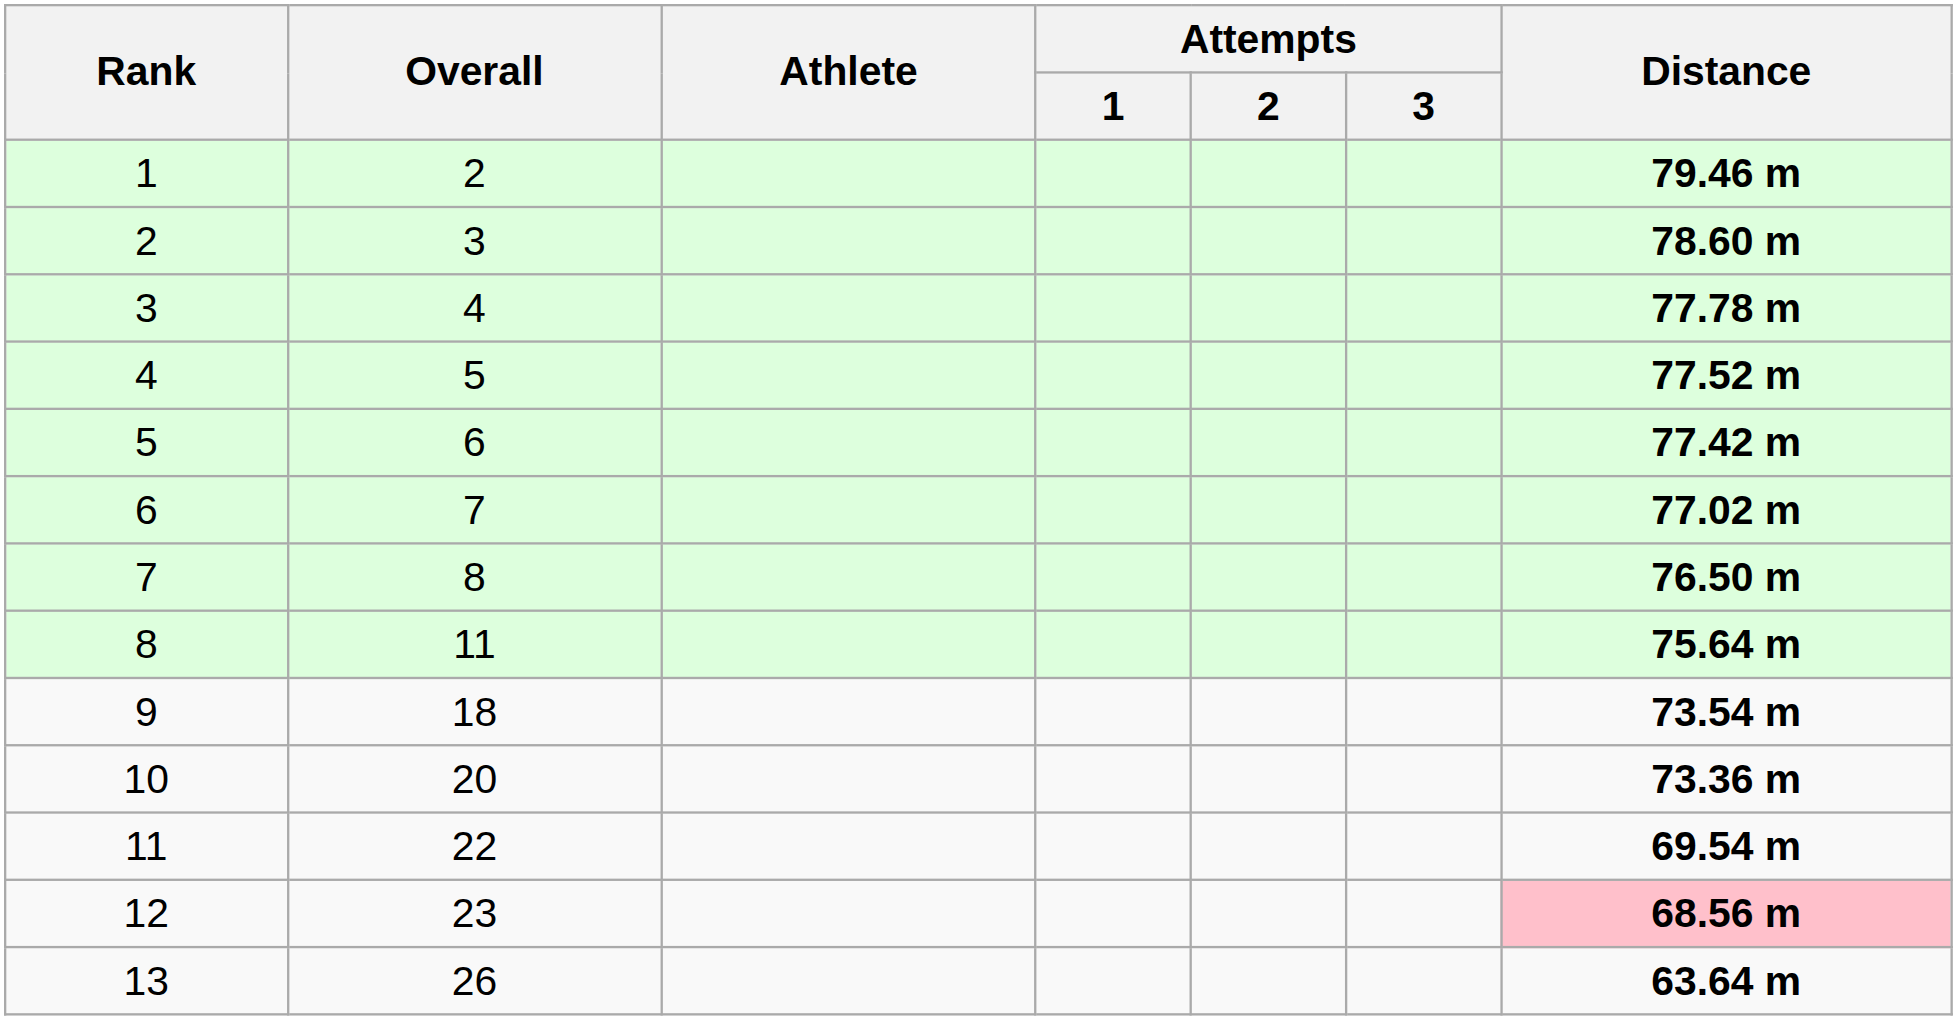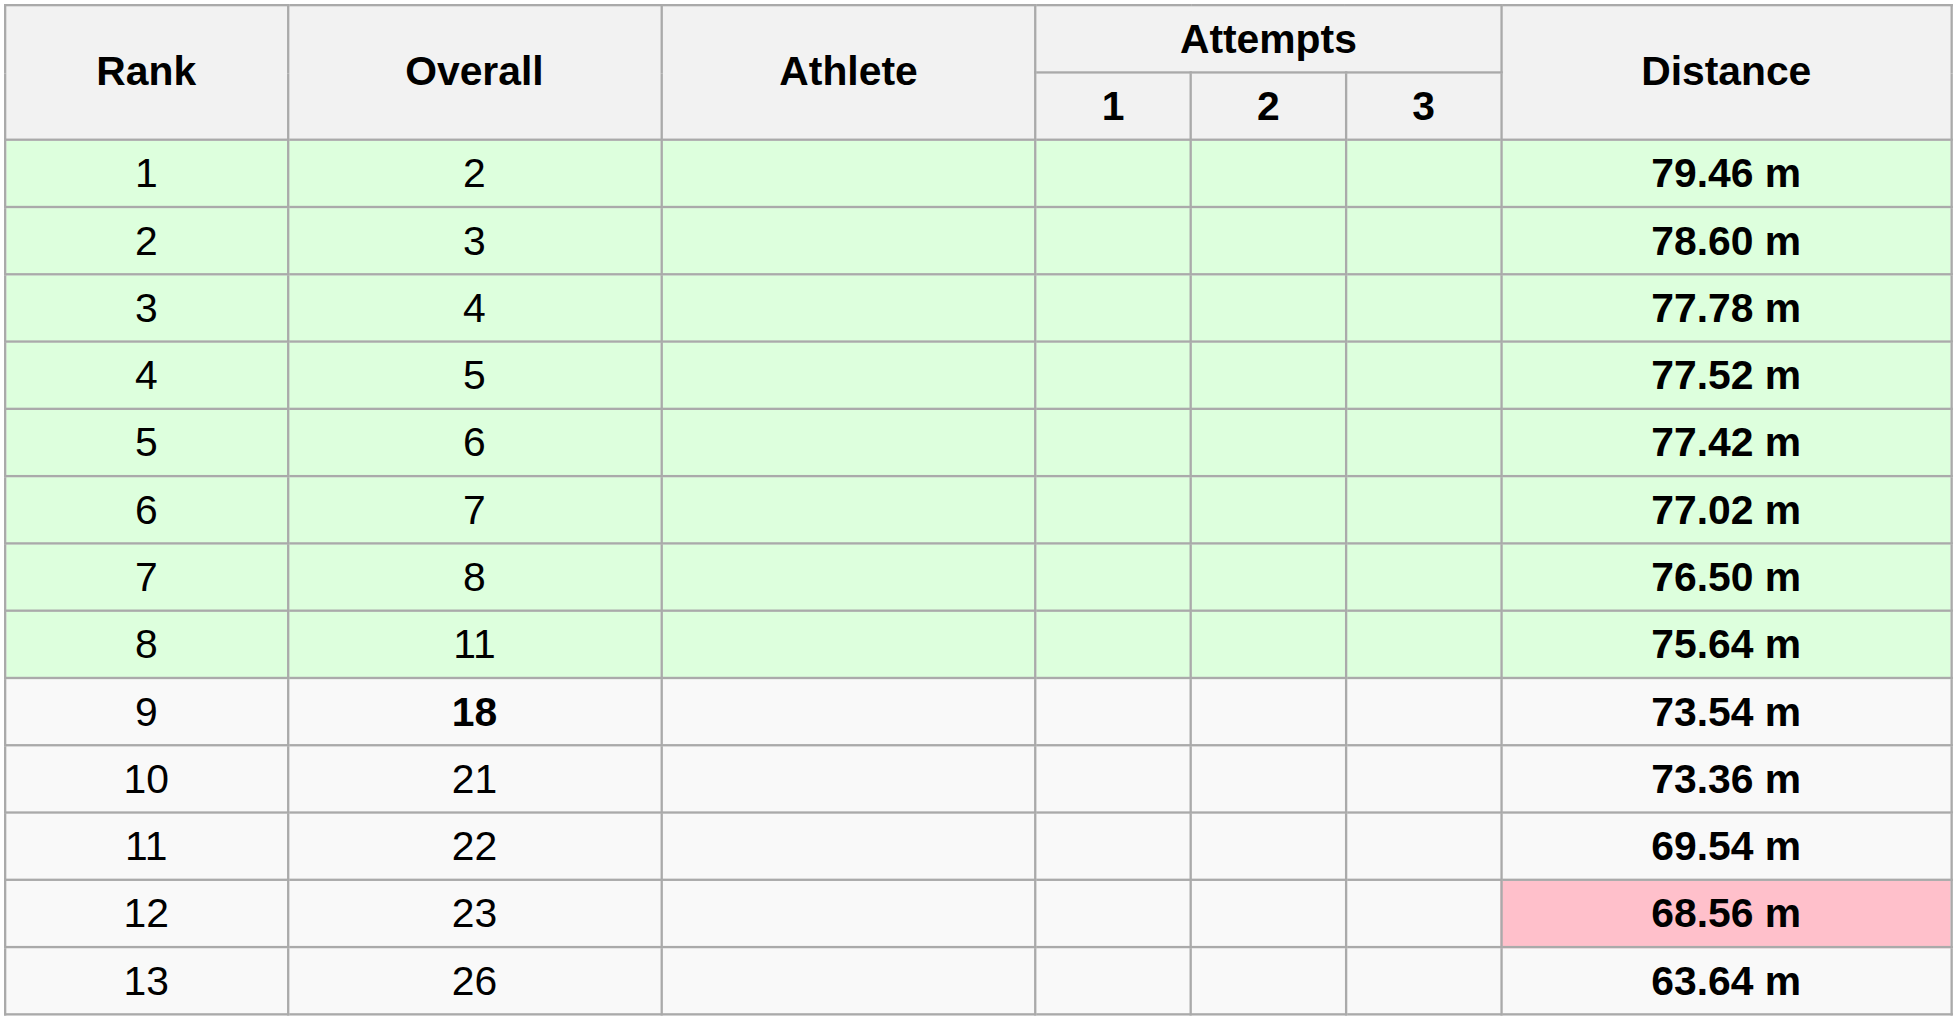(474, 711) normal -> (474, 711) bold
(474, 778) 20 -> (474, 778) 21
